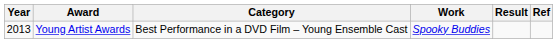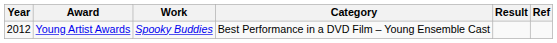columns swapped: (271, 13) <-> (451, 13)
(19, 30) 2013 -> (19, 30) 2012
